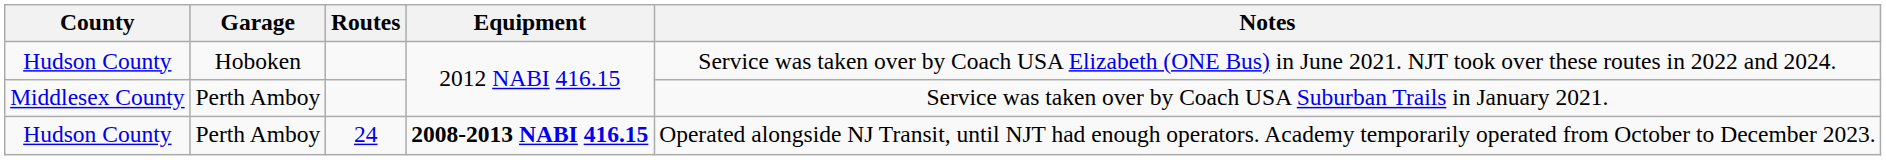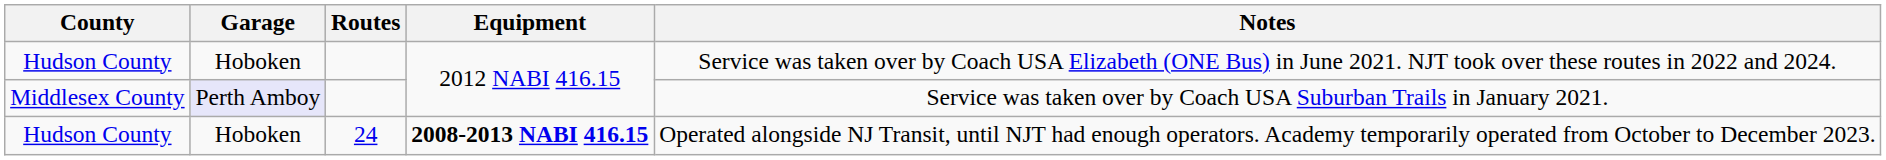(258, 97) no background -> (258, 97) lavender background
(258, 135) Perth Amboy -> (258, 135) Hoboken
